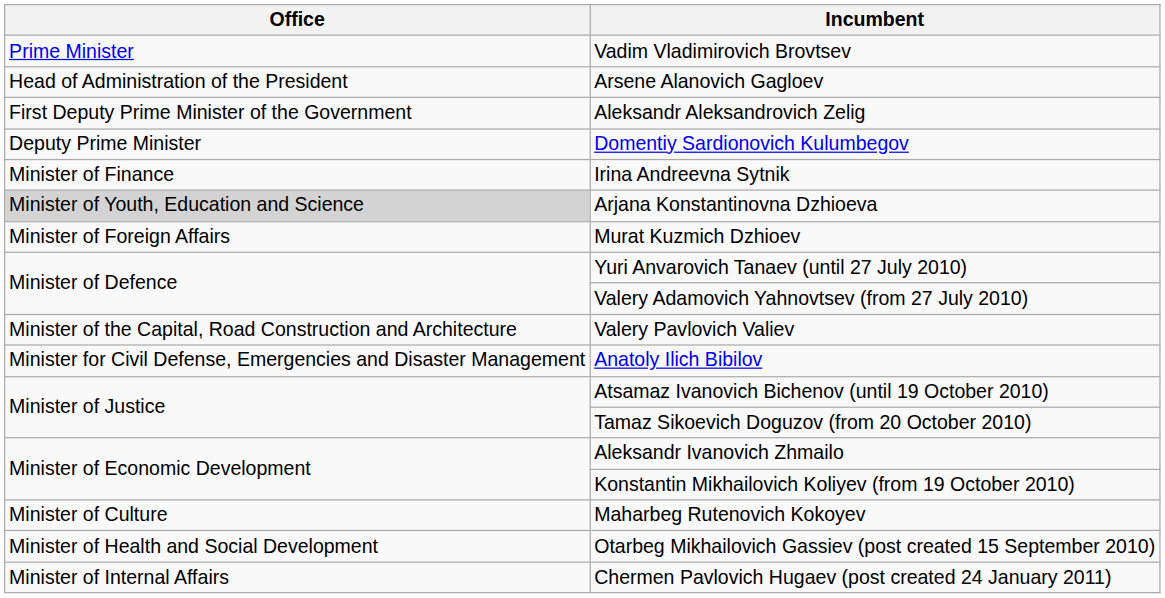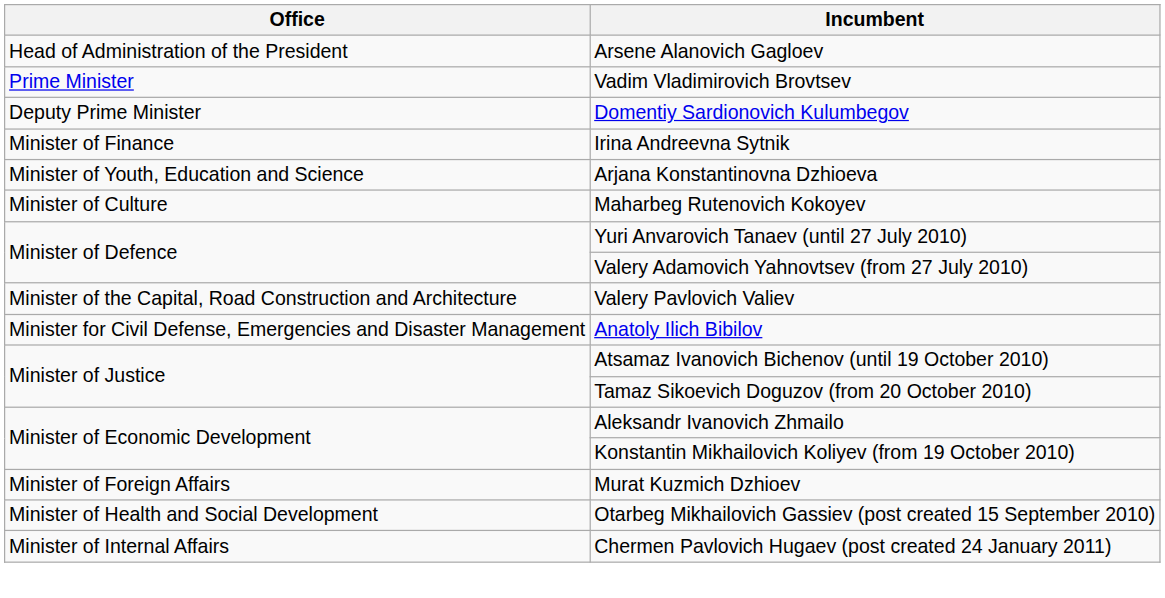rows swapped: (723, 50) <-> (709, 81)
- row: (730, 112)
(187, 205) lightgrey background -> (187, 174) no background
rows swapped: (697, 236) <-> (730, 515)
